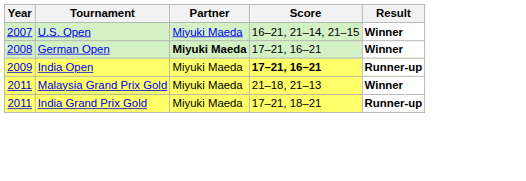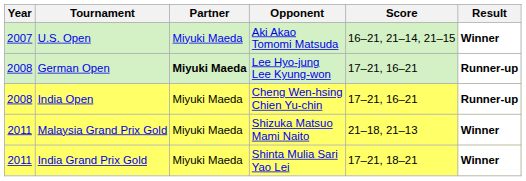+ column: (297, 14)
(384, 50) Winner -> (489, 69) Runner-up
(20, 68) 2009 -> (20, 99) 2008
(287, 68) bold -> (383, 99) normal
(393, 104) Runner-up -> (480, 161) Winner
